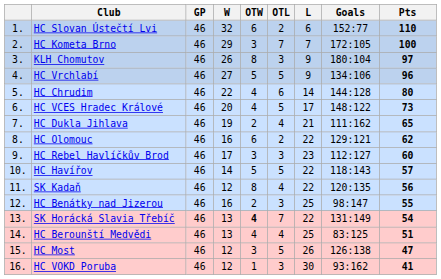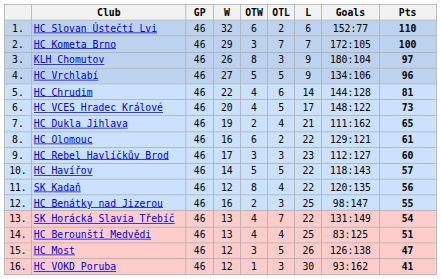(408, 92) 80 -> (408, 92) 81
(408, 139) 62 -> (408, 139) 61
(254, 219) bold -> (254, 219) normal
